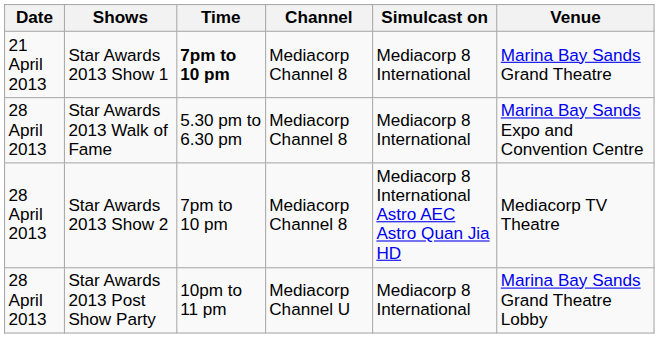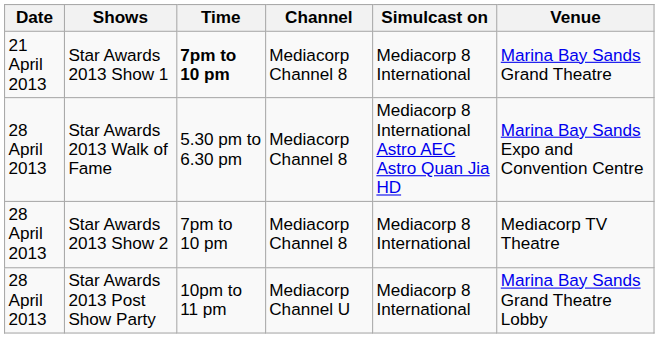(423, 130) Mediacorp 8 International -> (433, 149) Mediacorp 8 International Astro AEC Astro Quan Jia HD
(433, 215) Mediacorp 8 International Astro AEC Astro Quan Jia HD -> (423, 234) Mediacorp 8 International
